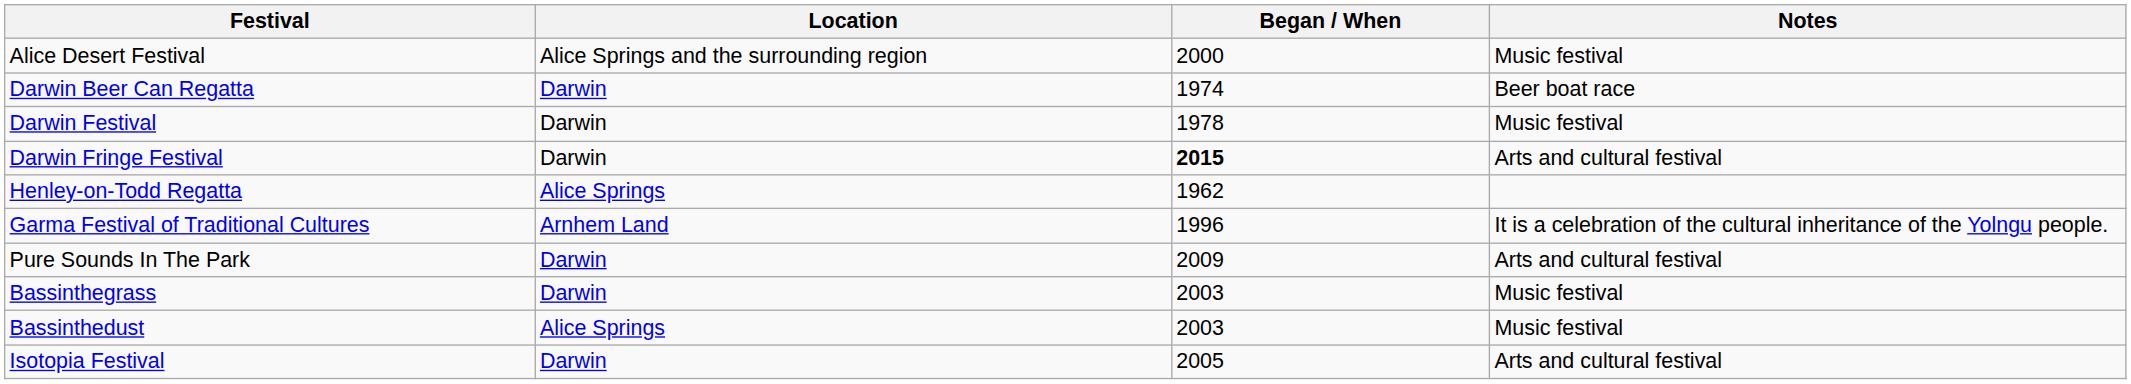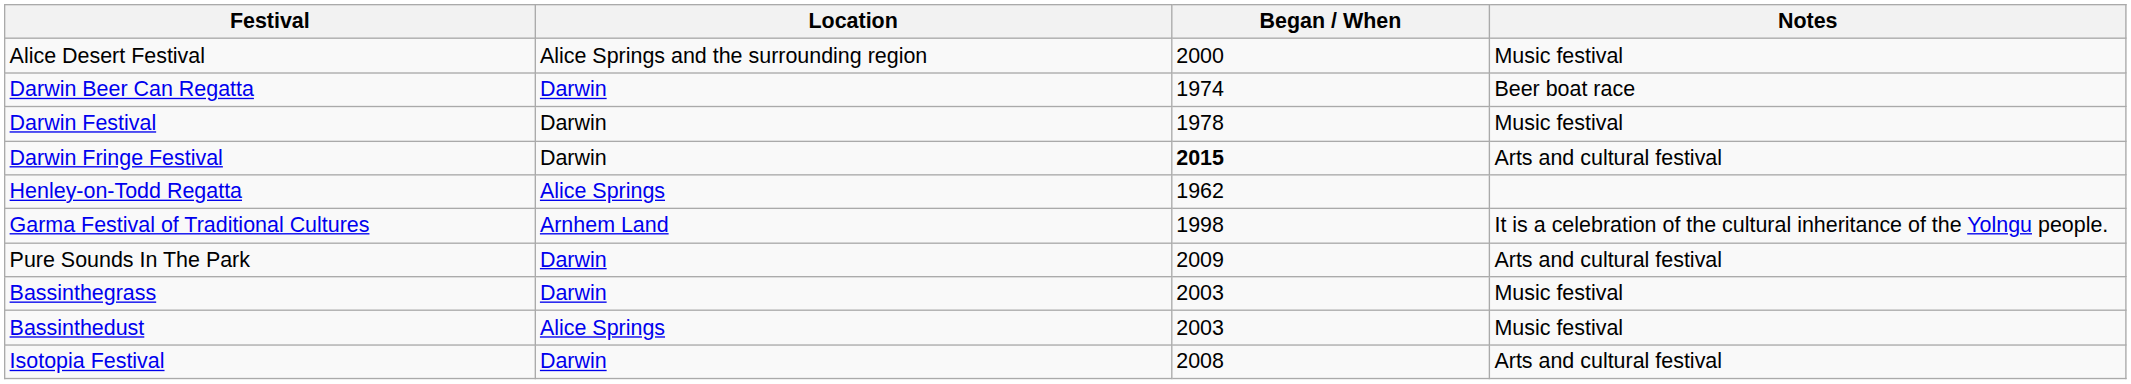(1200, 225) 1996 -> (1200, 225) 1998
(1200, 361) 2005 -> (1200, 361) 2008
